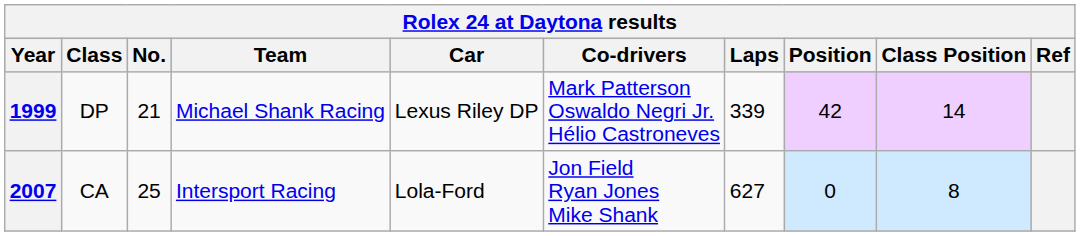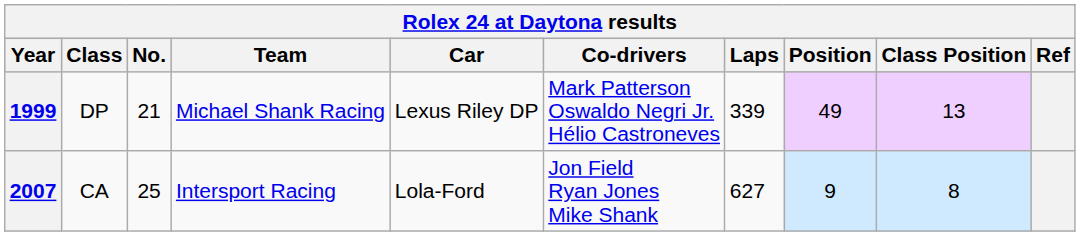(830, 112) 42 -> (830, 112) 49
(954, 112) 14 -> (954, 112) 13
(830, 191) 0 -> (830, 191) 9
